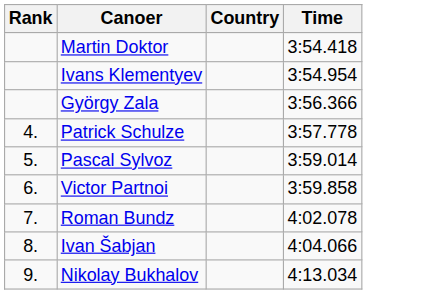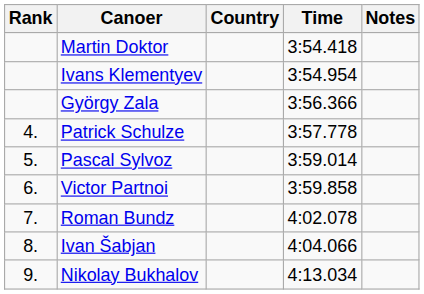+ column: (390, 18)
